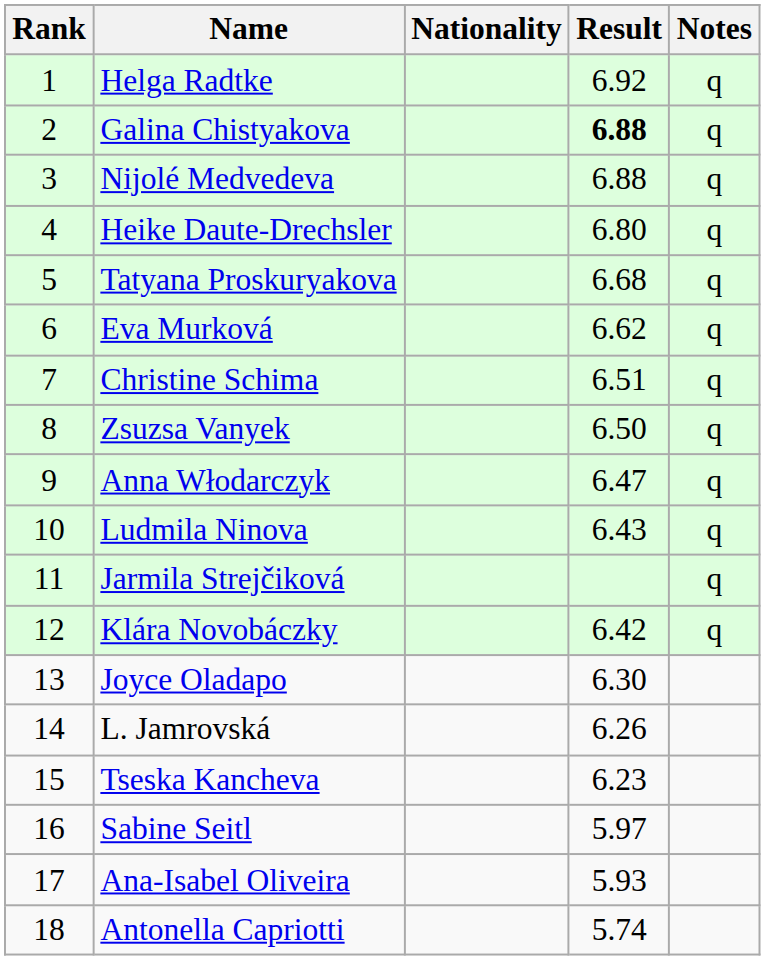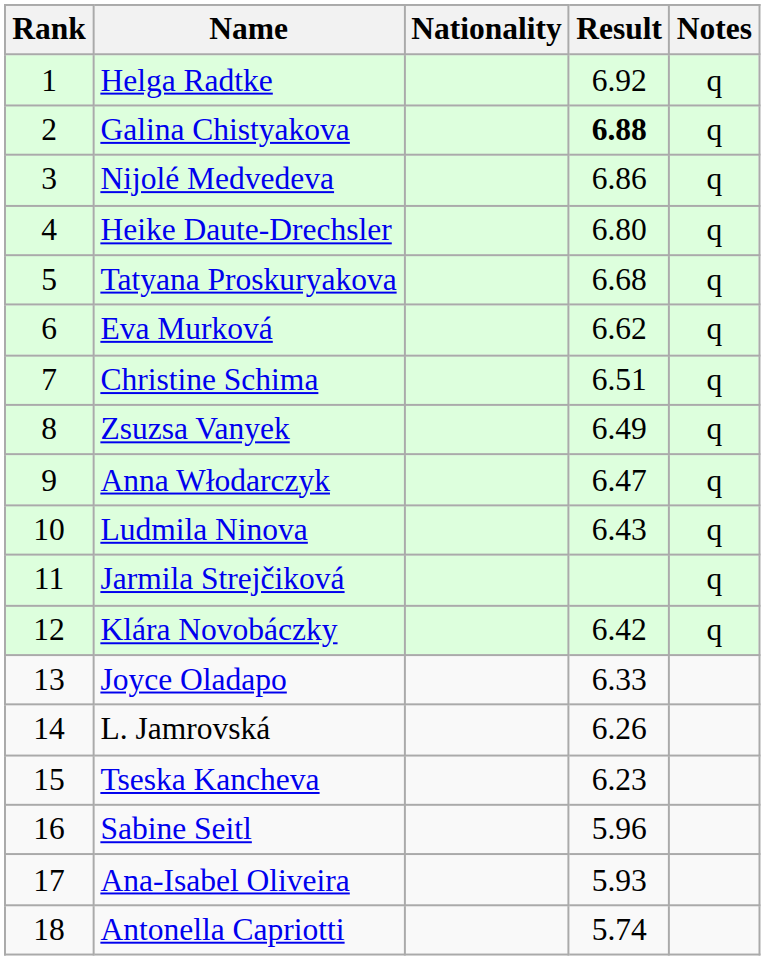(619, 179) 6.88 -> (619, 179) 6.86
(619, 429) 6.50 -> (619, 429) 6.49
(619, 679) 6.30 -> (619, 679) 6.33
(619, 829) 5.97 -> (619, 829) 5.96
